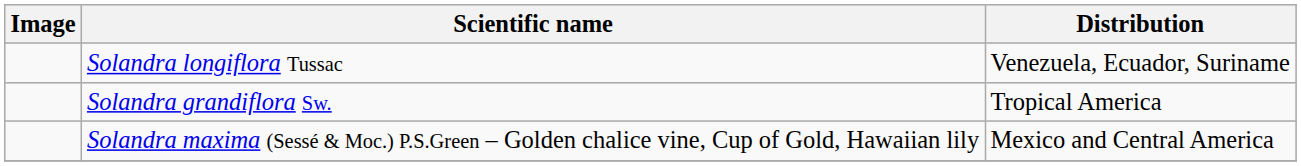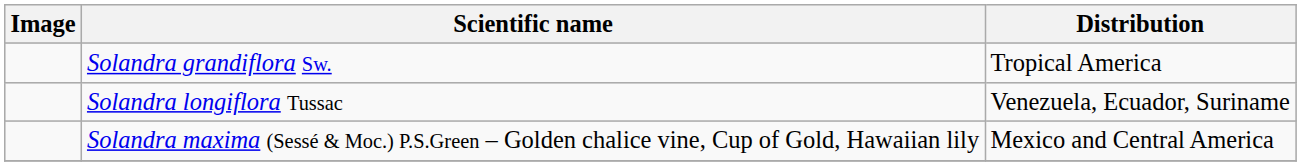rows swapped: (209, 101) <-> (215, 62)
